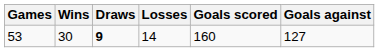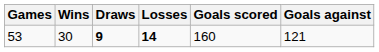(149, 36) normal -> (149, 36) bold
(295, 36) 127 -> (295, 36) 121
